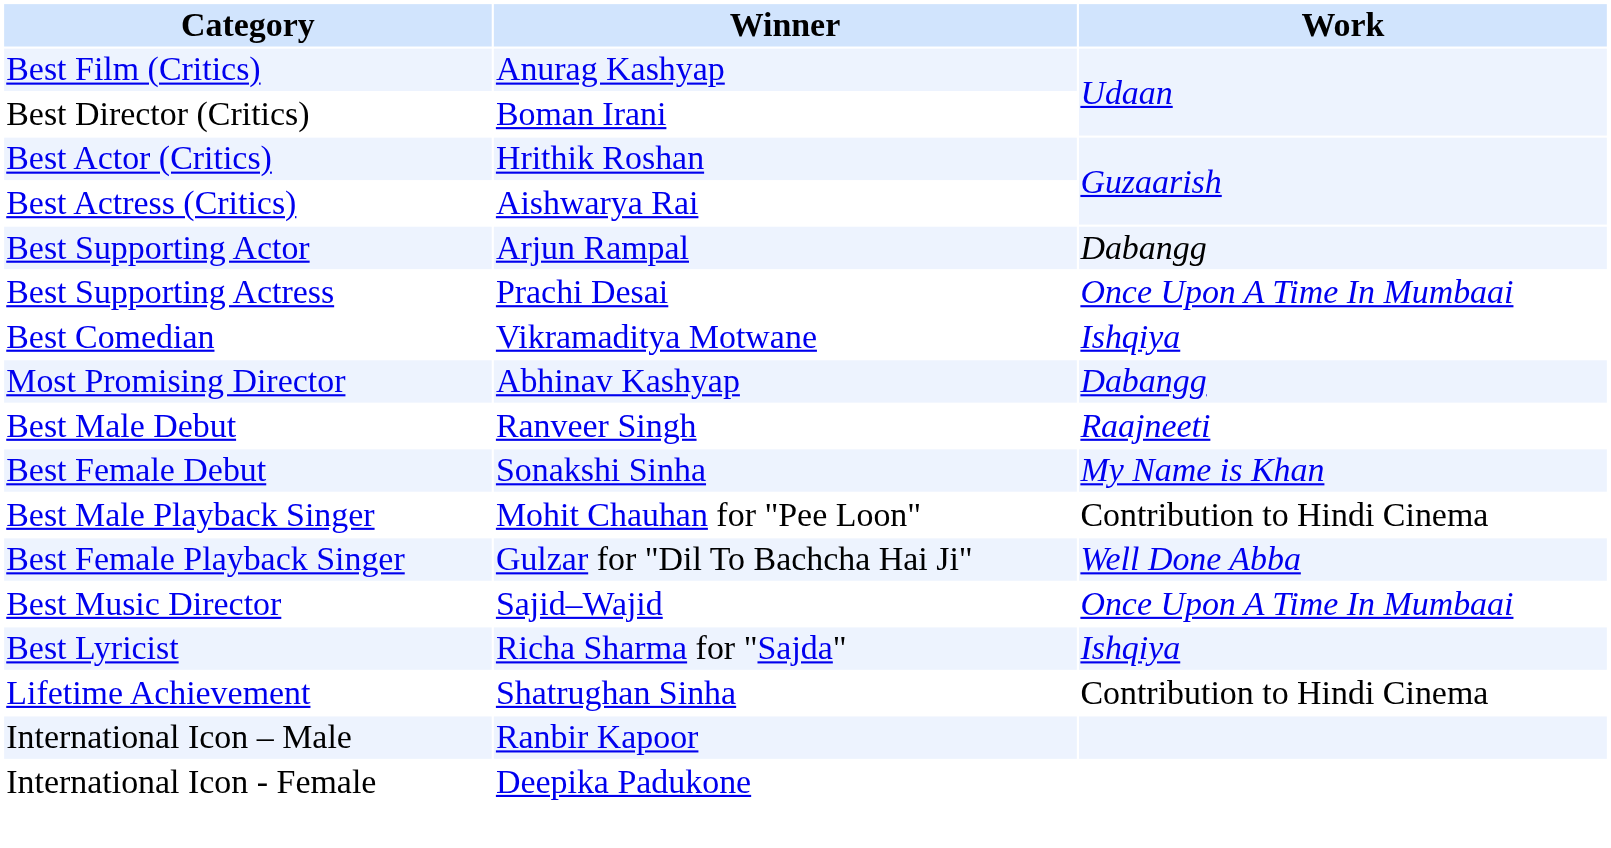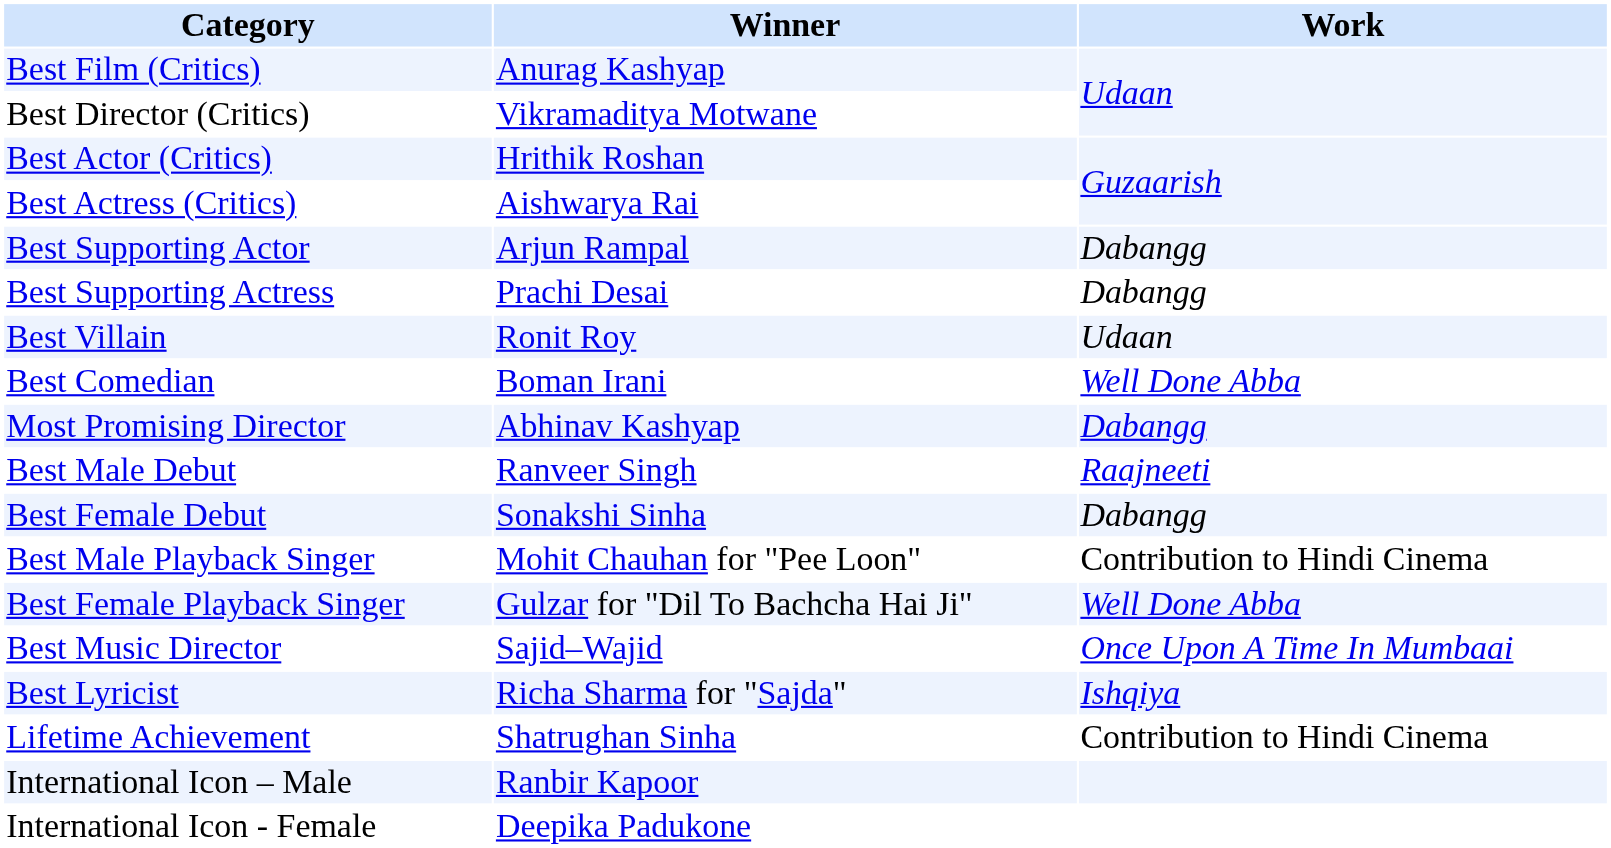(581, 113) Boman Irani -> (656, 113) Vikramaditya Motwane
(1297, 291) Once Upon A Time In Mumbaai -> (1144, 291) Dabangg
+ row: (86, 336)
(656, 336) Vikramaditya Motwane -> (581, 380) Boman Irani
(1130, 336) Ishqiya -> (1191, 380) Well Done Abba
(1202, 469) My Name is Khan -> (1144, 514) Dabangg
